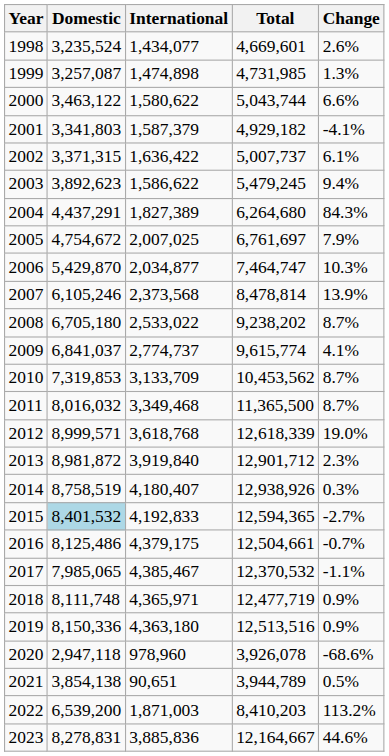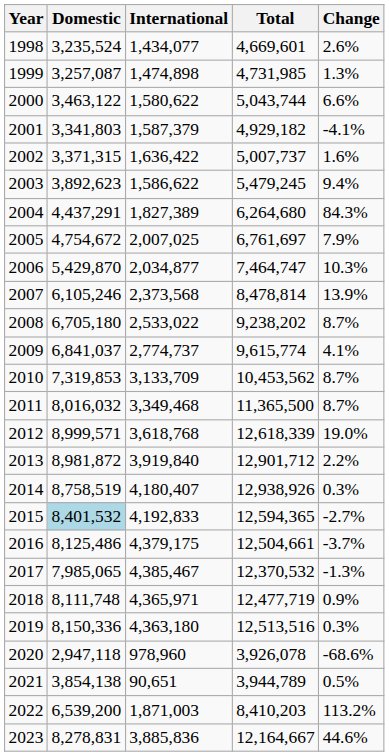(341, 156) 6.1% -> (341, 156) 1.6%
(341, 460) 2.3% -> (341, 460) 2.2%
(344, 543) -0.7% -> (344, 543) -3.7%
(344, 571) -1.1% -> (344, 571) -1.3%
(341, 626) 0.9% -> (341, 626) 0.3%
